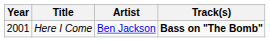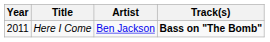(18, 28) 2001 -> (18, 28) 2011
